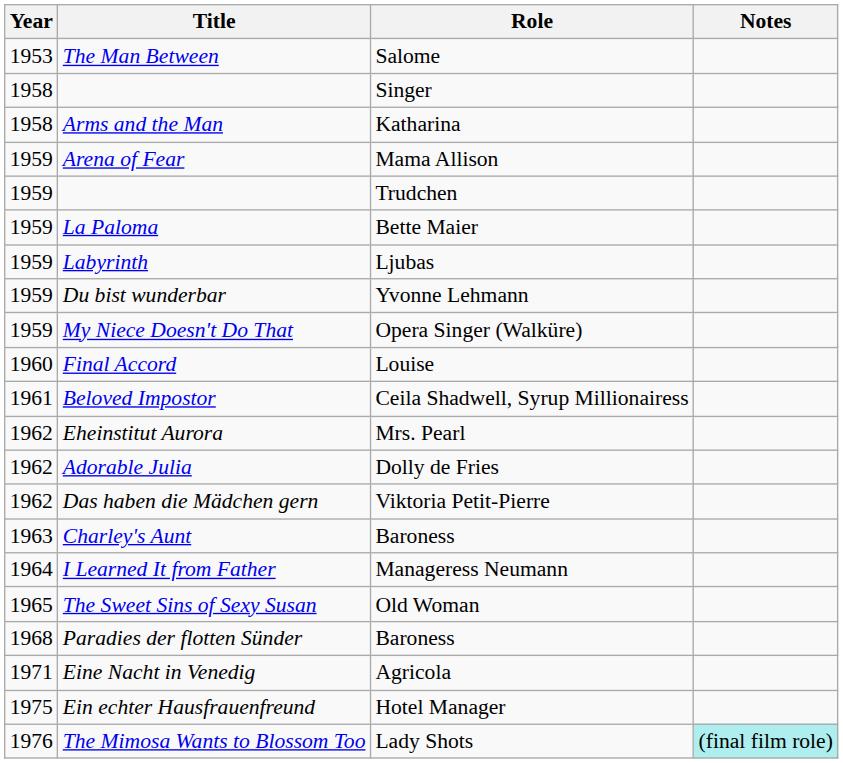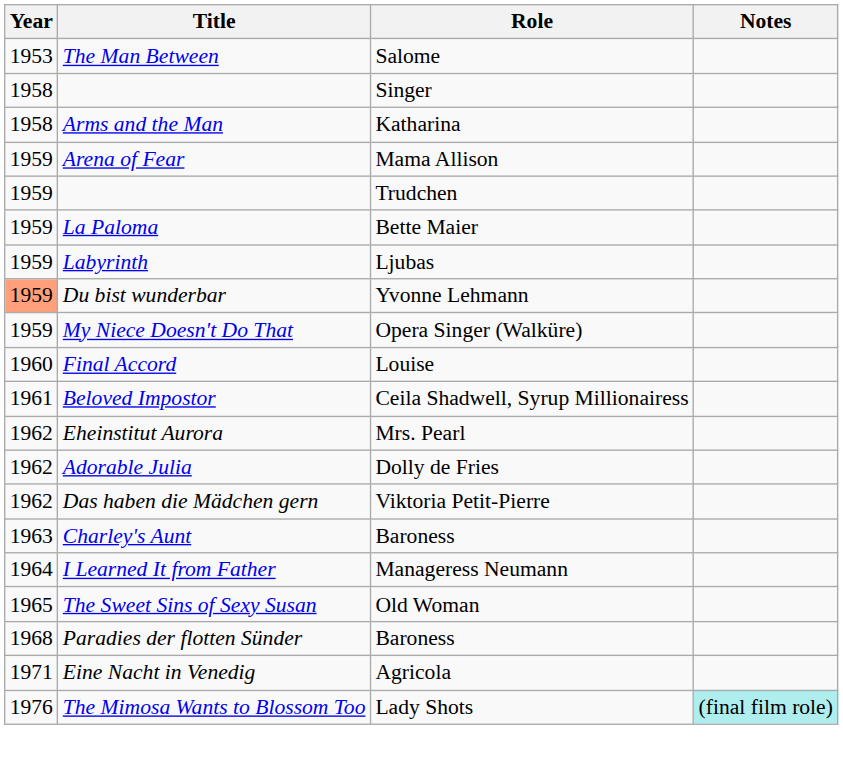(31, 295) no background -> (31, 295) lightsalmon background
- row: (189, 706)
